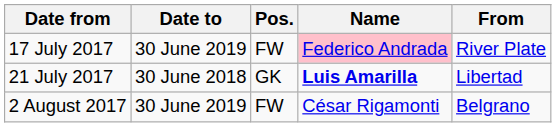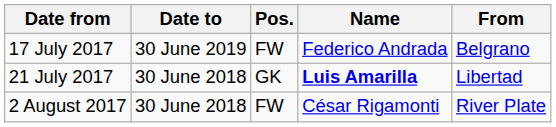(375, 48) pink background -> (375, 48) no background
(501, 48) River Plate -> (493, 48) Belgrano
(191, 106) 30 June 2019 -> (191, 106) 30 June 2018
(493, 106) Belgrano -> (501, 106) River Plate
